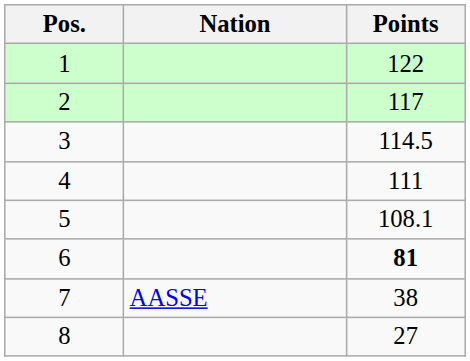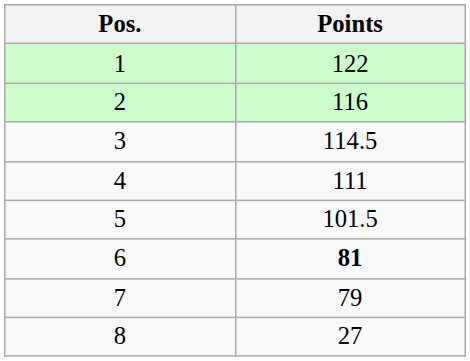- column: (235, 24)
(406, 102) 117 -> (350, 102) 116
(406, 219) 108.1 -> (350, 219) 101.5
(406, 297) 38 -> (350, 297) 79
